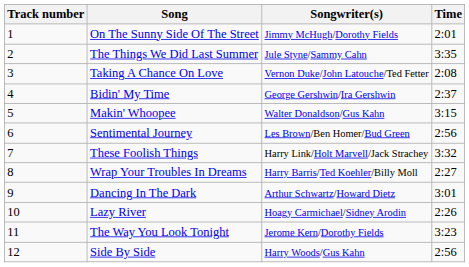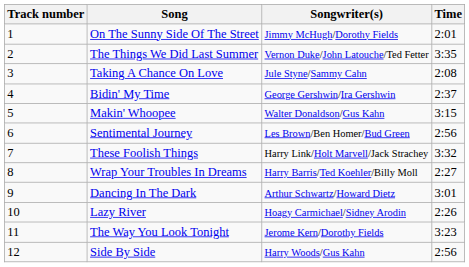(316, 54) Jule Styne/Sammy Cahn -> (347, 54) Vernon Duke/John Latouche/Ted Fetter
(347, 74) Vernon Duke/John Latouche/Ted Fetter -> (316, 74) Jule Styne/Sammy Cahn
